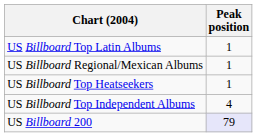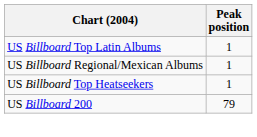- row: (101, 103)
(229, 122) lavender background -> (229, 103) no background
